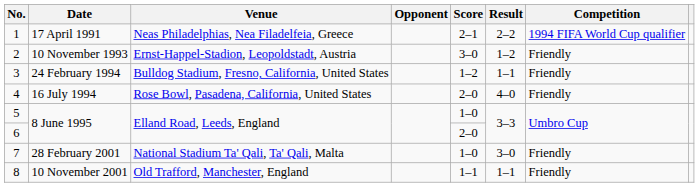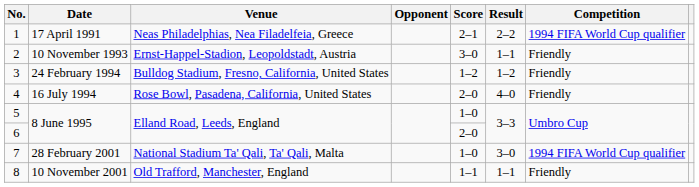(506, 53) 1–2 -> (506, 53) 1–1
(506, 73) 1–1 -> (506, 73) 1–2
(550, 152) Friendly -> (607, 152) 1994 FIFA World Cup qualifier
